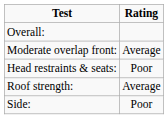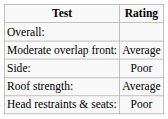rows swapped: (19, 104) <-> (62, 68)
